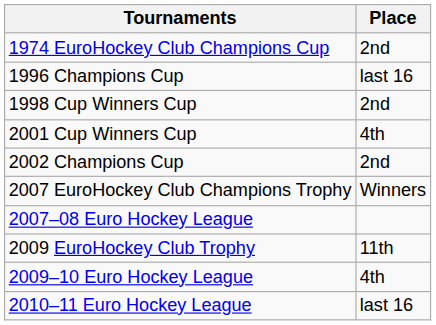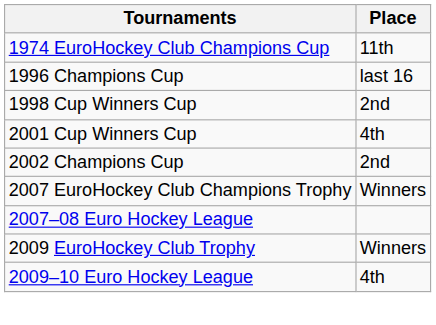(375, 47) 2nd -> (377, 47) 11th
(377, 248) 11th -> (393, 248) Winners
- row: (130, 305)
